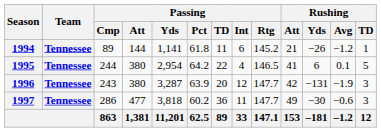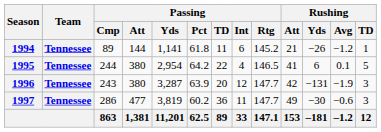(170, 100) 3,818 -> (170, 100) 3,819
